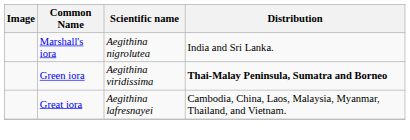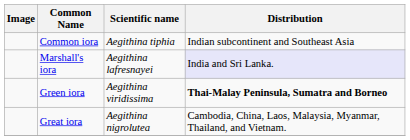+ row: (69, 41)
(128, 47) Aegithina nigrolutea -> (130, 64) Aegithina lafresnayei
(231, 47) no background -> (231, 64) lavender background
(130, 104) Aegithina lafresnayei -> (128, 121) Aegithina nigrolutea
